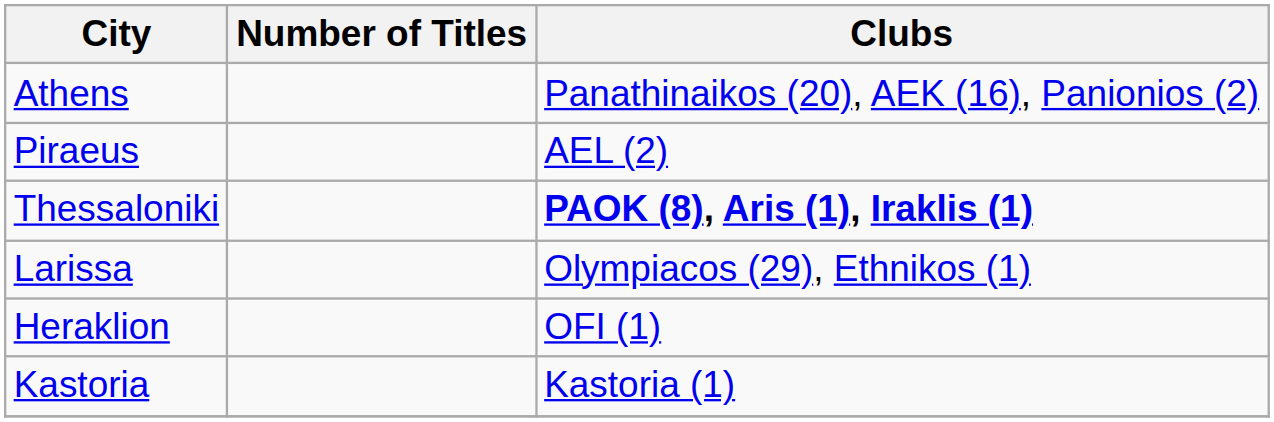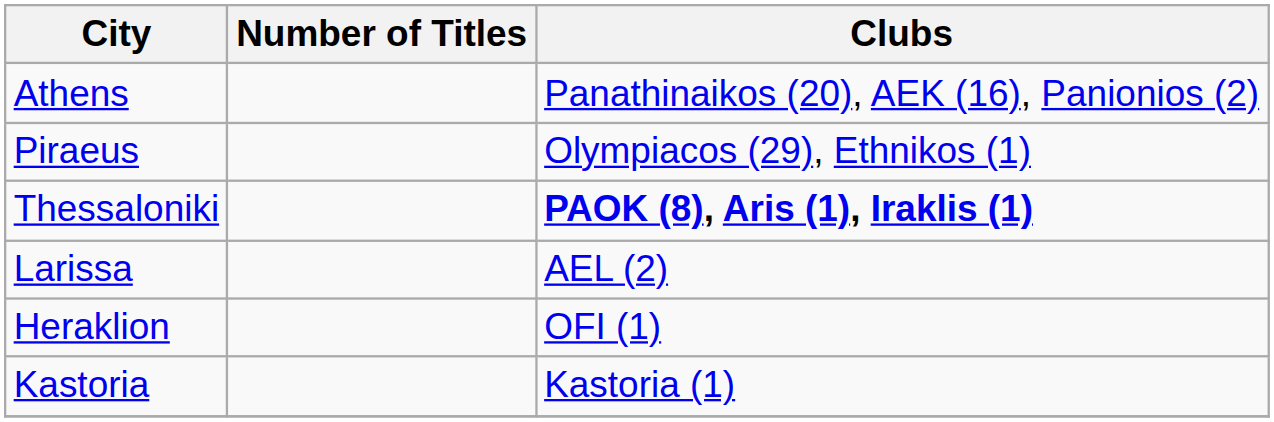(606, 151) AEL (2) -> (788, 151) Olympiacos (29), Ethnikos (1)
(788, 268) Olympiacos (29), Ethnikos (1) -> (606, 268) AEL (2)
